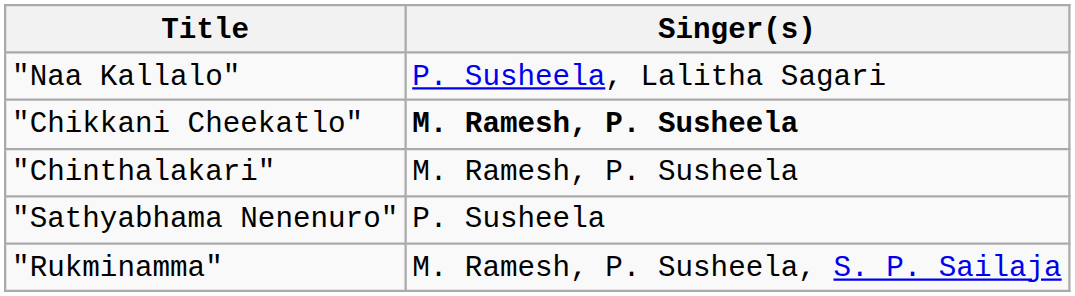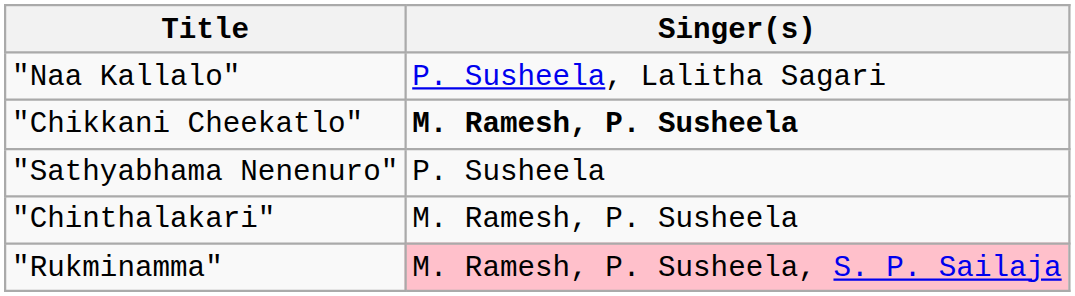rows swapped: (205, 220) <-> (144, 172)
(737, 267) no background -> (737, 267) pink background
